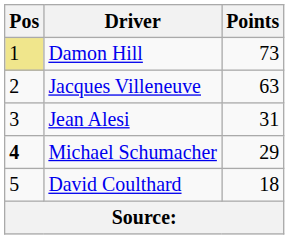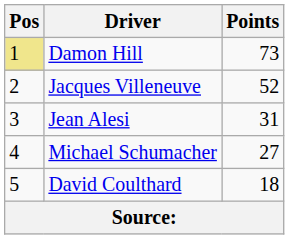(269, 86) 63 -> (269, 86) 52
(14, 152) bold -> (14, 152) normal
(269, 152) 29 -> (269, 152) 27
